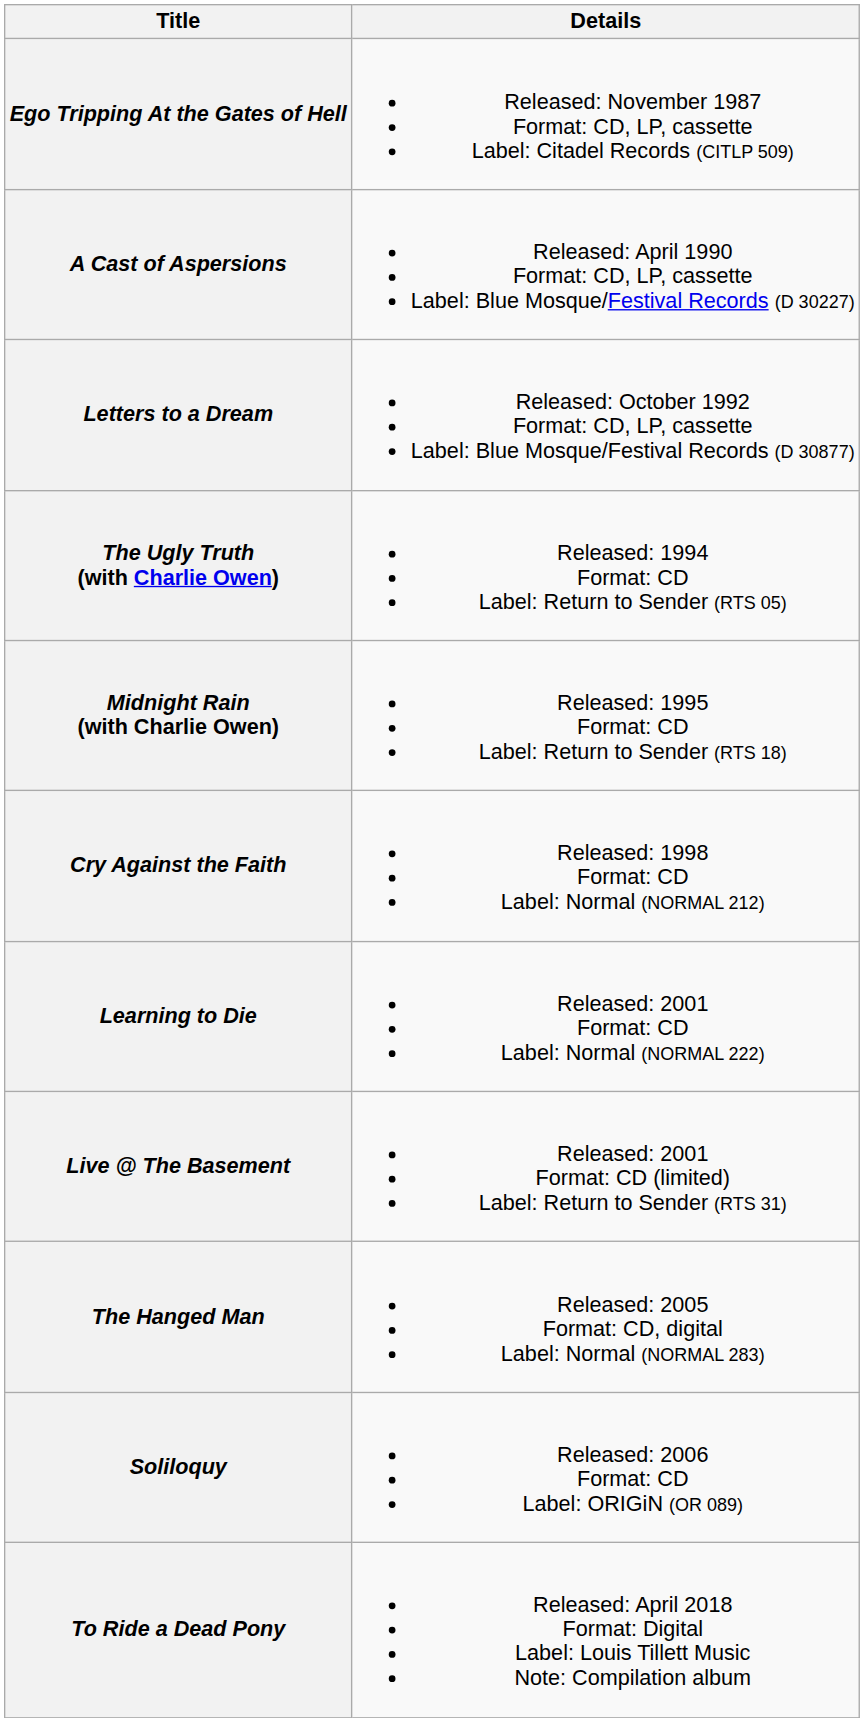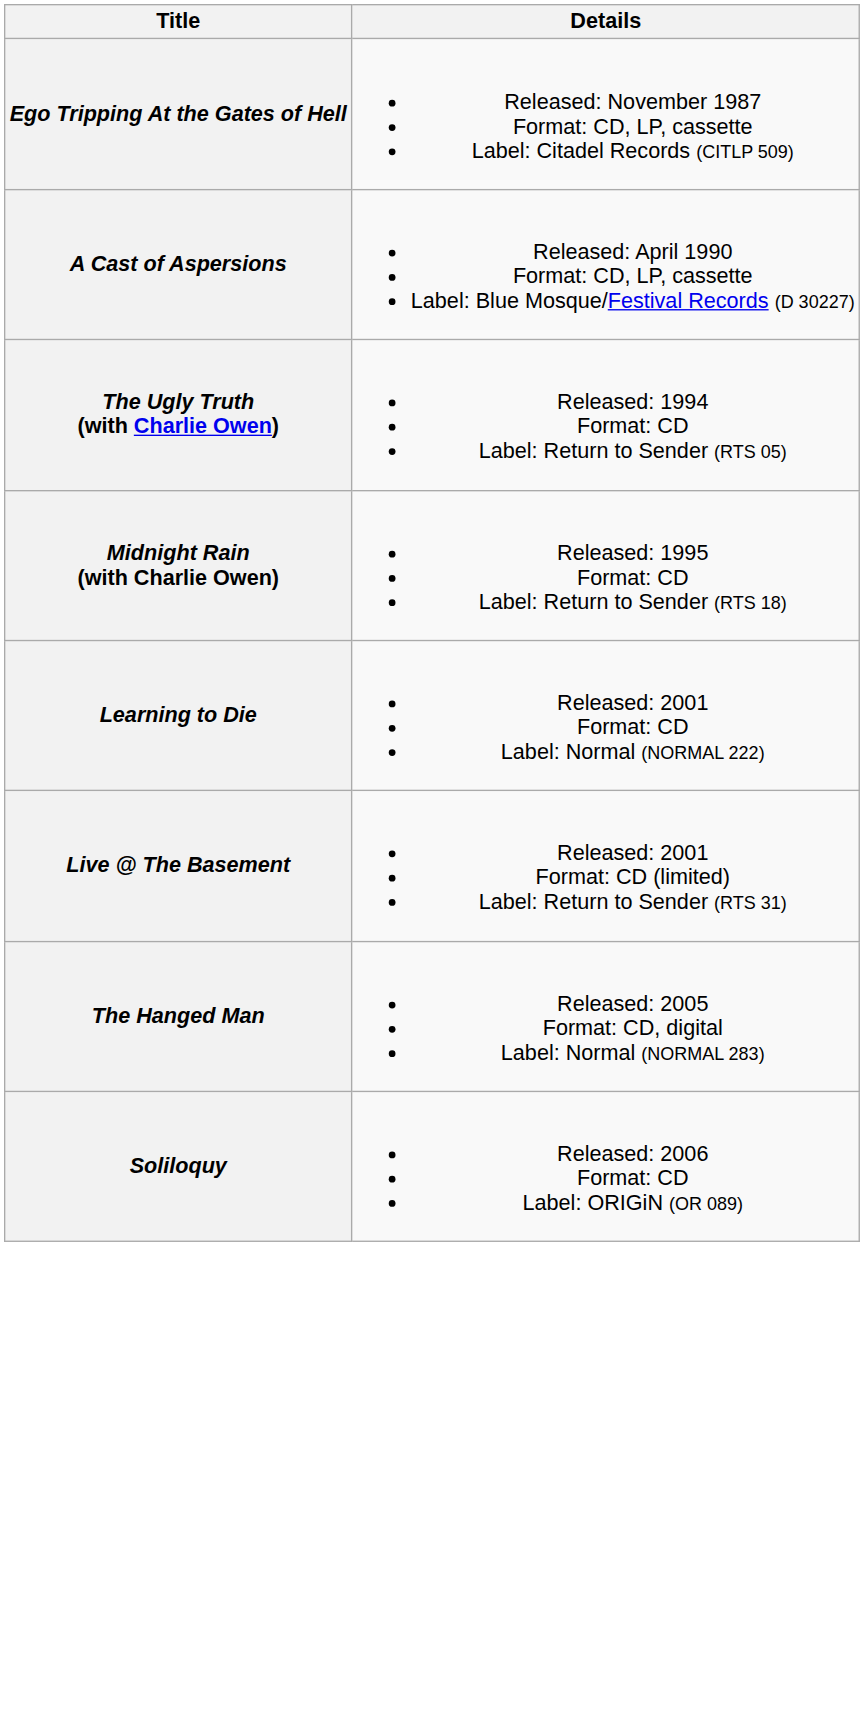- row: (178, 414)
- row: (178, 865)
- row: (178, 1629)
